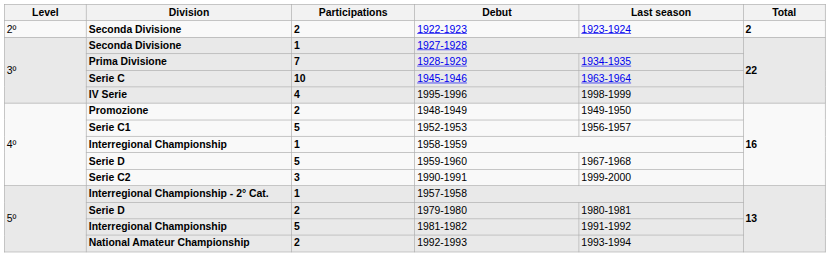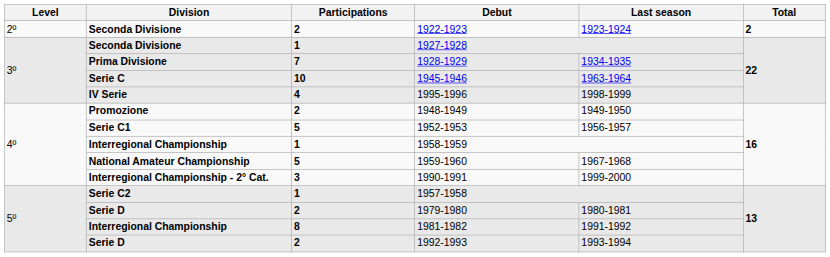(107, 161) Serie D -> (169, 161) National Amateur Championship
(110, 177) Serie C2 -> (179, 177) Interregional Championship - 2° Cat.
(179, 194) Interregional Championship - 2° Cat. -> (110, 194) Serie C2
(297, 227) 5 -> (297, 227) 8
(169, 243) National Amateur Championship -> (107, 243) Serie D
